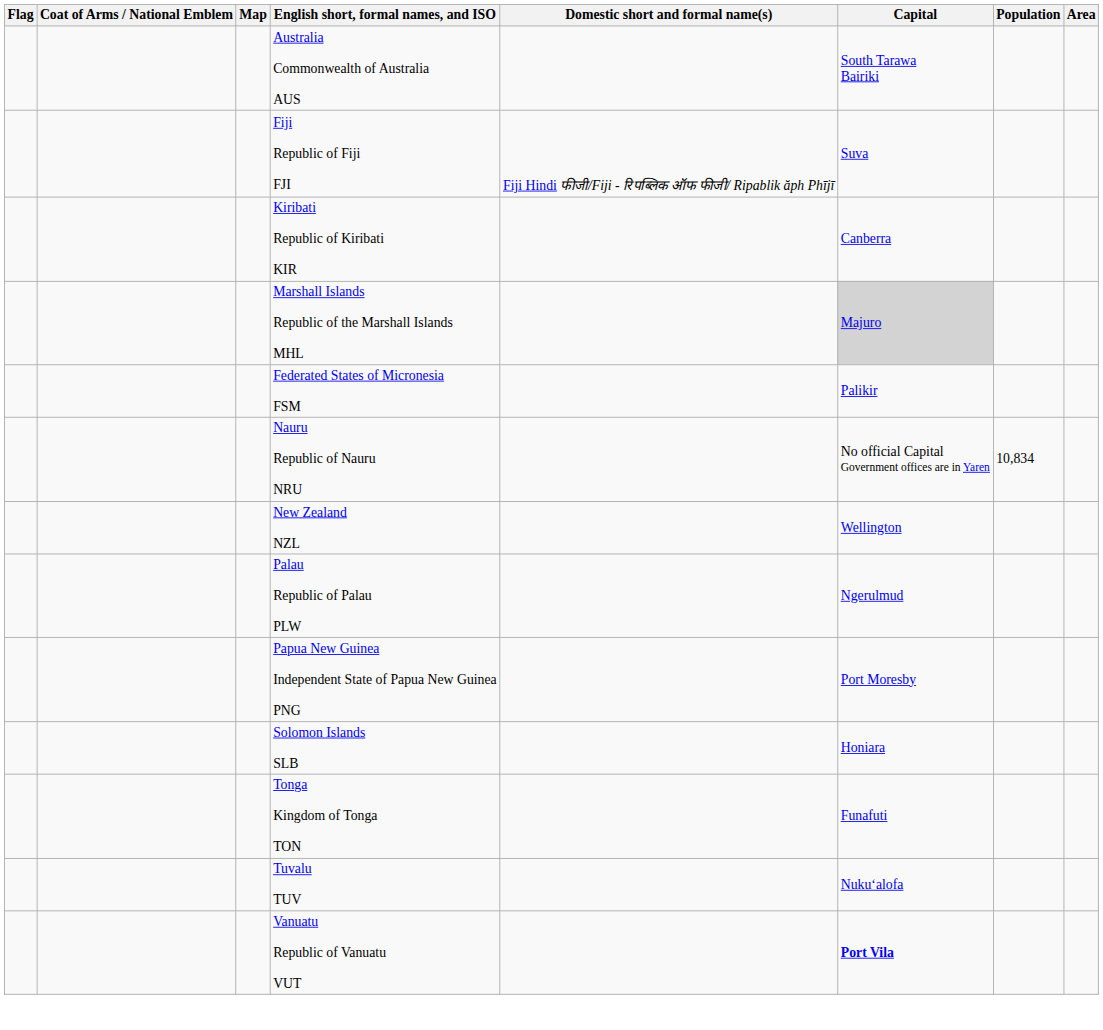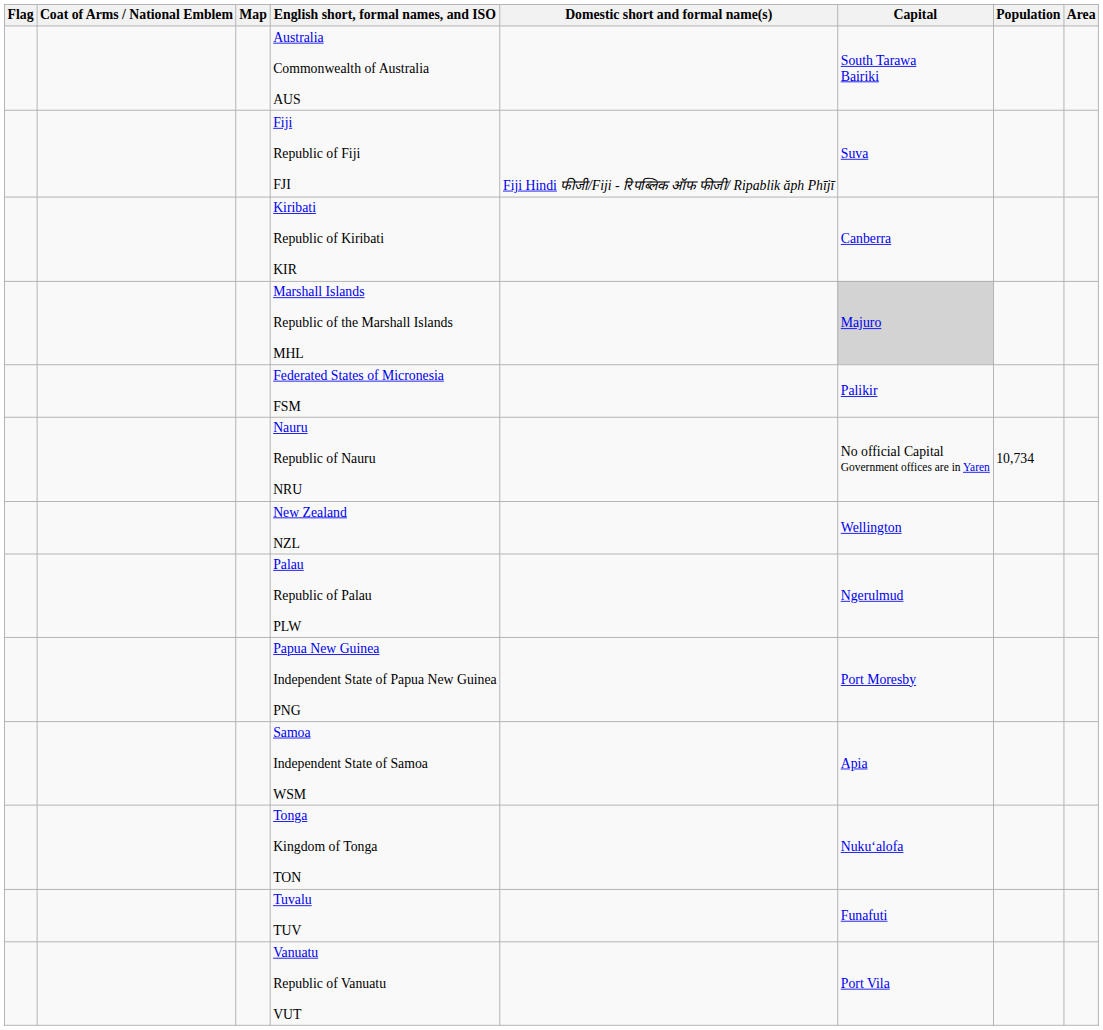(1015, 459) 10,834 -> (1015, 459) 10,734
+ row: (351, 763)
- row: (319, 747)
(864, 816) Funafuti -> (872, 847) Nukuʻalofa
(872, 884) Nukuʻalofa -> (864, 915) Funafuti
(867, 952) bold -> (865, 983) normal
